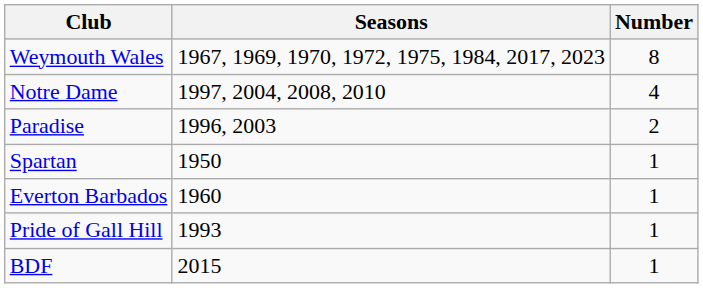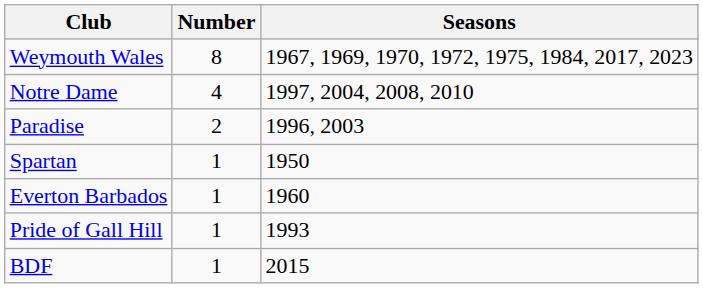columns swapped: (654, 21) <-> (391, 21)
